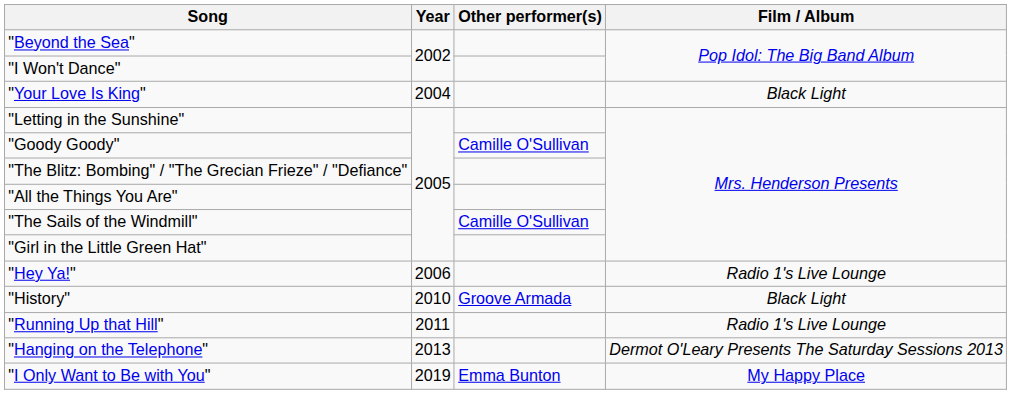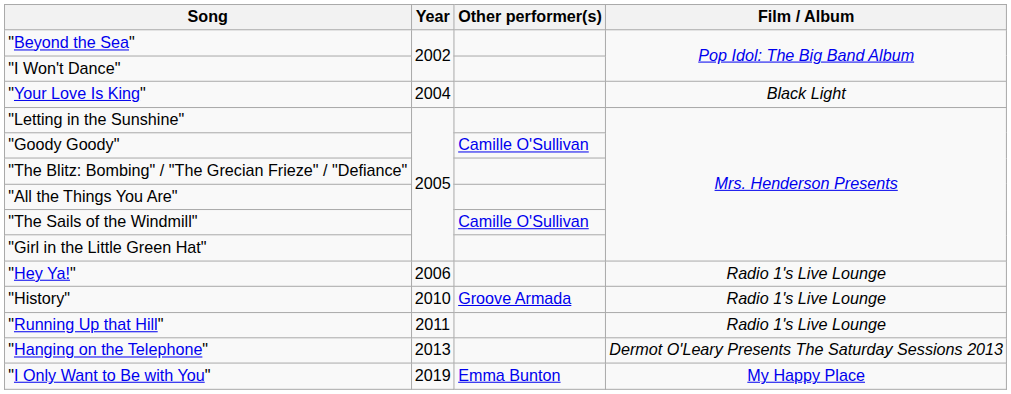(806, 299) Black Light -> (806, 299) Radio 1's Live Lounge
